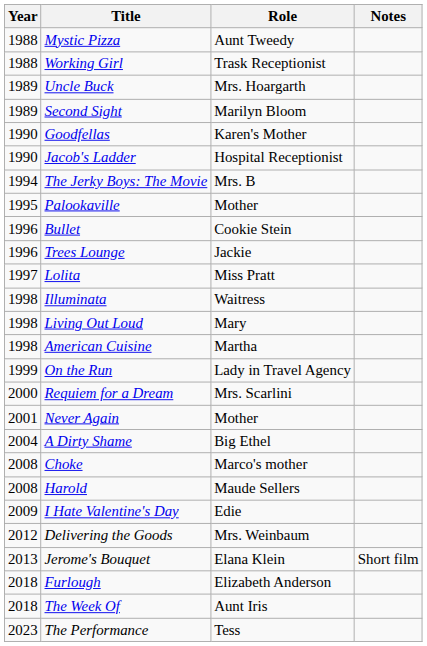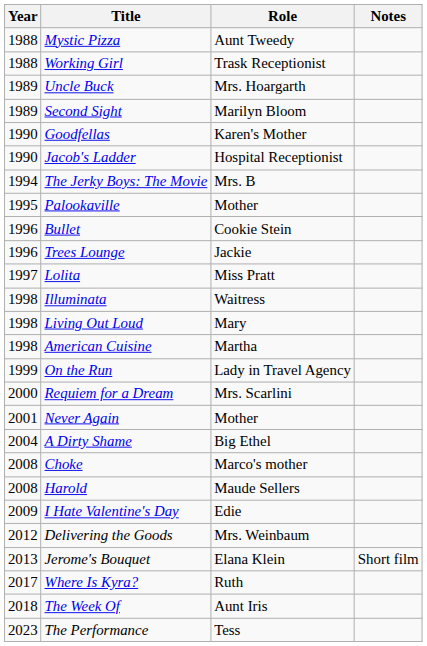+ row: (91, 582)
- row: (73, 582)
